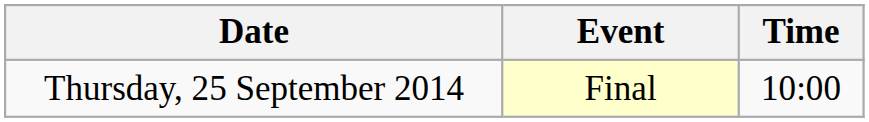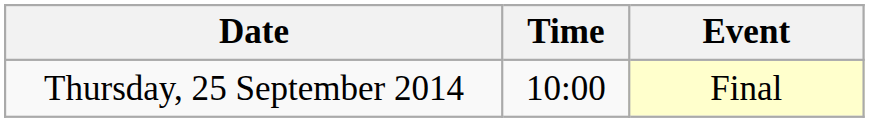columns swapped: (801, 32) <-> (621, 32)
